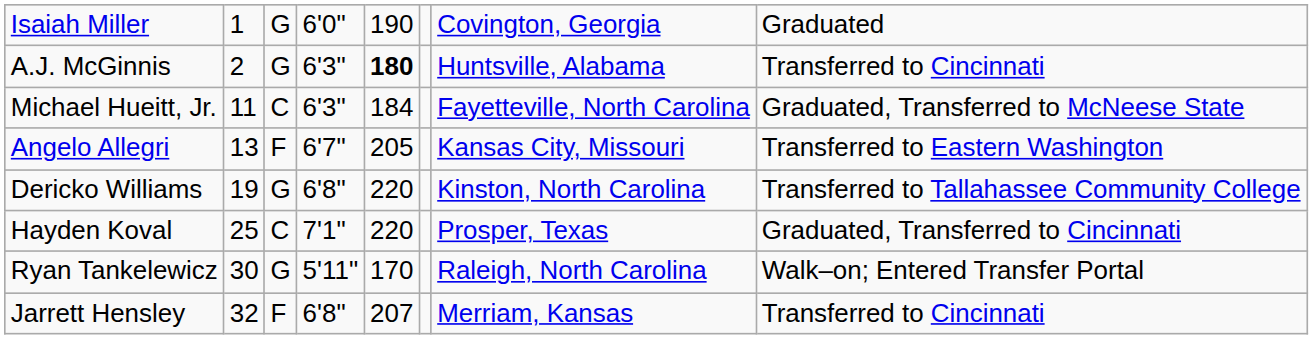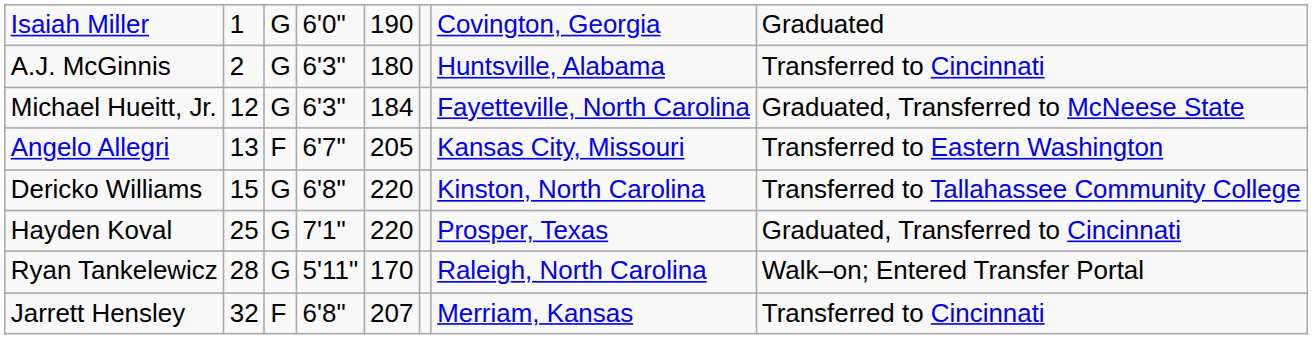(392, 66) bold -> (392, 66) normal
(243, 107) 11 -> (244, 107) 12
(280, 107) C -> (281, 107) G
(244, 189) 19 -> (244, 189) 15
(280, 230) C -> (281, 230) G
(244, 271) 30 -> (244, 271) 28
